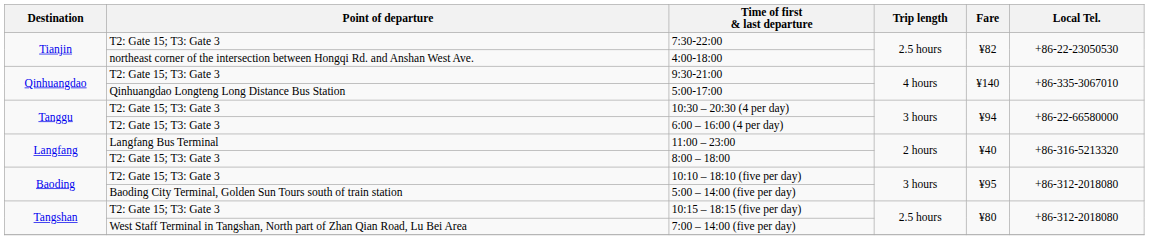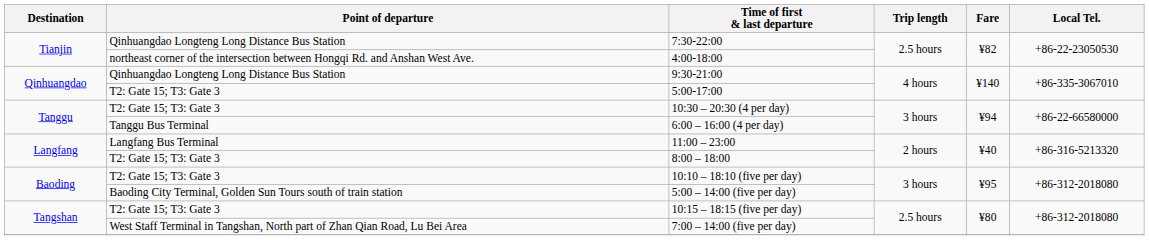(165, 41) T2: Gate 15; T3: Gate 3 -> (227, 41) Qinhuangdao Longteng Long Distance Bus Station
(165, 74) T2: Gate 15; T3: Gate 3 -> (227, 74) Qinhuangdao Longteng Long Distance Bus Station
(227, 91) Qinhuangdao Longteng Long Distance Bus Station -> (165, 91) T2: Gate 15; T3: Gate 3
(165, 125) T2: Gate 15; T3: Gate 3 -> (159, 125) Tanggu Bus Terminal
